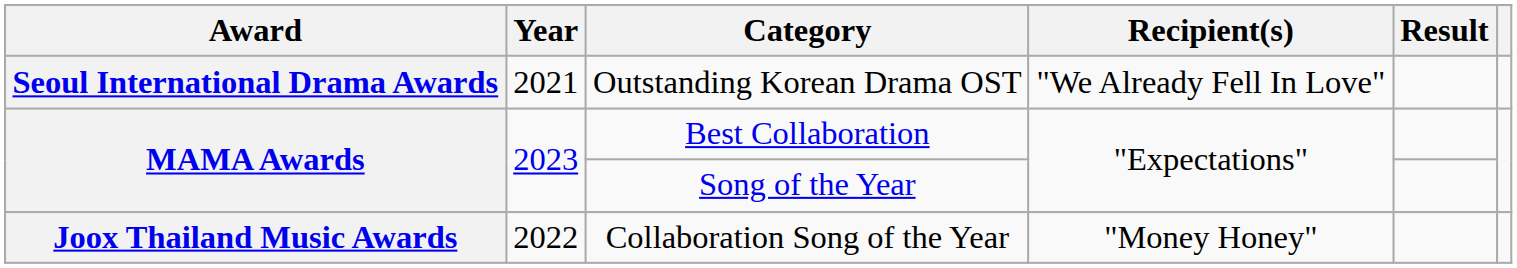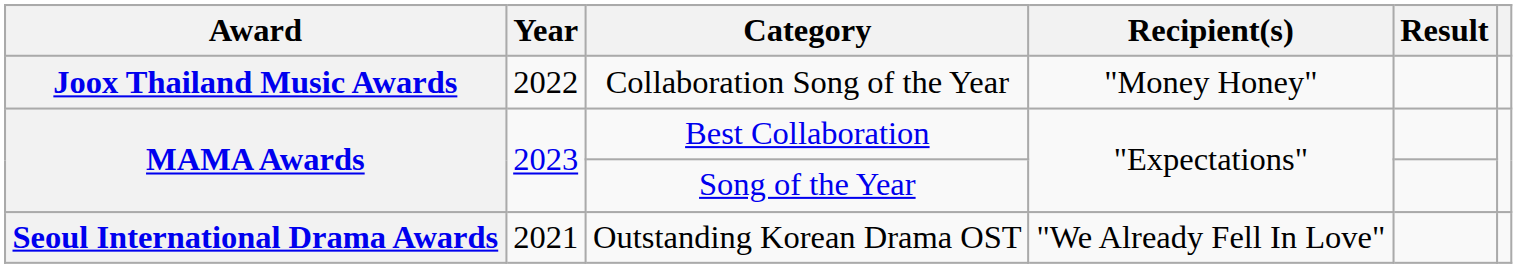rows swapped: (807, 236) <-> (807, 81)
